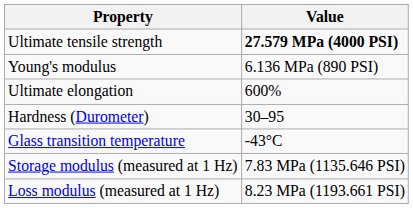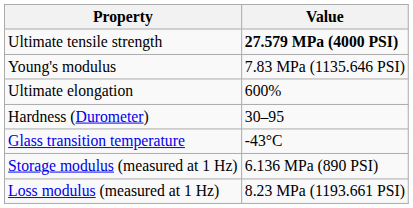(311, 66) 6.136 MPa (890 PSI) -> (325, 66) 7.83 MPa (1135.646 PSI)
(325, 166) 7.83 MPa (1135.646 PSI) -> (311, 166) 6.136 MPa (890 PSI)
